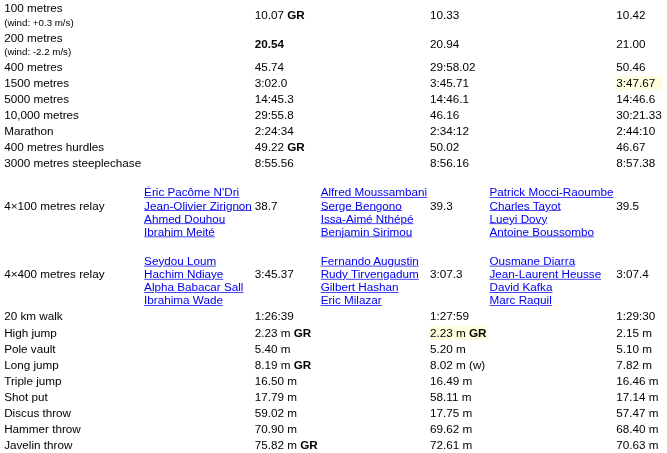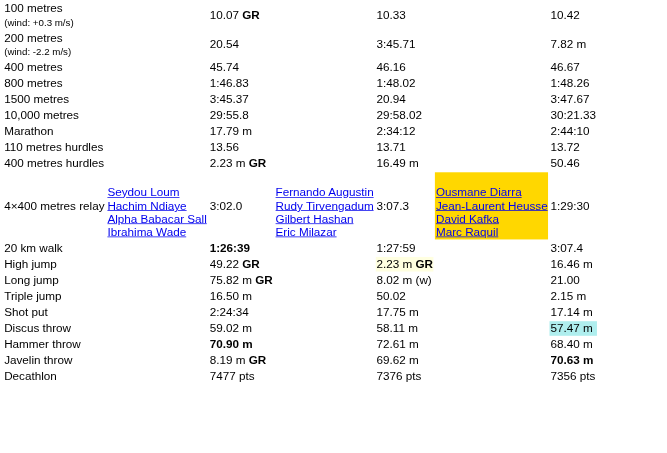(269, 44) bold -> (224, 44) normal
(445, 44) 20.94 -> (396, 44) 3:45.71
(631, 44) 21.00 -> (568, 44) 7.82 m
(453, 67) 29:58.02 -> (391, 67) 46.16
(631, 67) 50.46 -> (565, 67) 46.67
+ row: (33, 83)
(271, 83) 3:02.0 -> (229, 99) 3:45.37
(450, 83) 3:45.71 -> (391, 99) 20.94
(636, 83) lightyellow background -> (570, 99) no background
- row: (37, 99)
(445, 115) 46.16 -> (399, 115) 29:58.02
(274, 131) 2:24:34 -> (231, 131) 17.79 m
+ row: (54, 147)
(280, 147) 49.22 GR -> (238, 163) 2.23 m GR
(445, 147) 50.02 -> (398, 163) 16.49 m
(631, 147) 46.67 -> (565, 163) 50.46
- row: (73, 163)
- row: (54, 205)
(274, 274) 3:45.37 -> (226, 205) 3:02.0
(545, 281) no background -> (492, 212) gold background
(633, 274) 3:07.4 -> (570, 205) 1:29:30
(274, 316) normal -> (230, 248) bold
(636, 316) 1:29:30 -> (567, 248) 3:07.4
(283, 333) 2.23 m GR -> (235, 264) 49.22 GR
(634, 333) 2.15 m -> (572, 264) 16.46 m
- row: (30, 349)
(283, 365) 8.19 m GR -> (241, 280) 75.82 m GR
(634, 365) 7.82 m -> (565, 280) 21.00
(451, 381) 16.49 m -> (391, 296) 50.02
(637, 381) 16.46 m -> (568, 296) 2.15 m
(276, 397) 17.79 m -> (229, 312) 2:24:34
(451, 397) 58.11 m -> (398, 312) 17.75 m
(451, 413) 17.75 m -> (397, 328) 58.11 m
(637, 413) no background -> (572, 328) paleturquoise background
(276, 429) normal -> (231, 344) bold
(451, 429) 69.62 m -> (398, 344) 72.61 m
(286, 445) 75.82 m GR -> (238, 360) 8.19 m GR
(451, 445) 72.61 m -> (398, 360) 69.62 m
(637, 445) normal -> (572, 360) bold
+ row: (30, 376)
